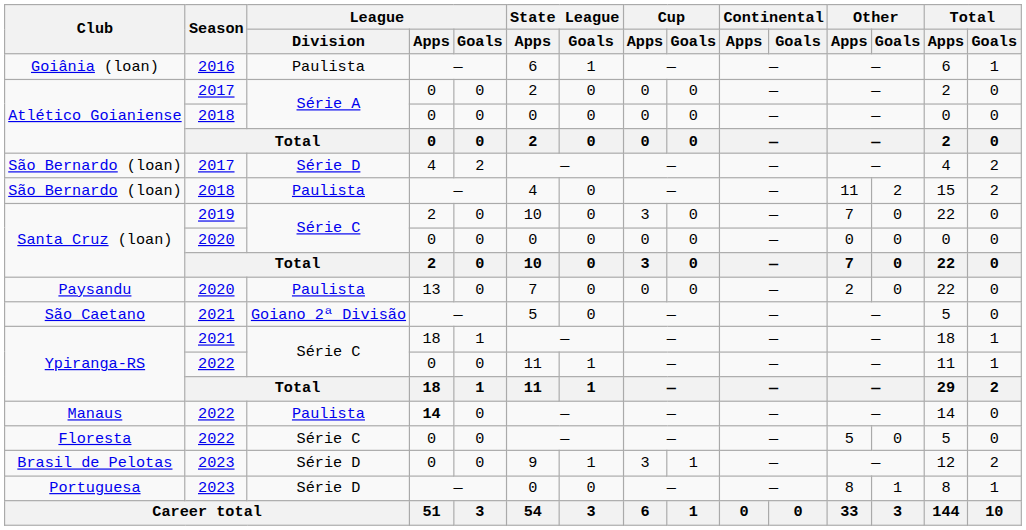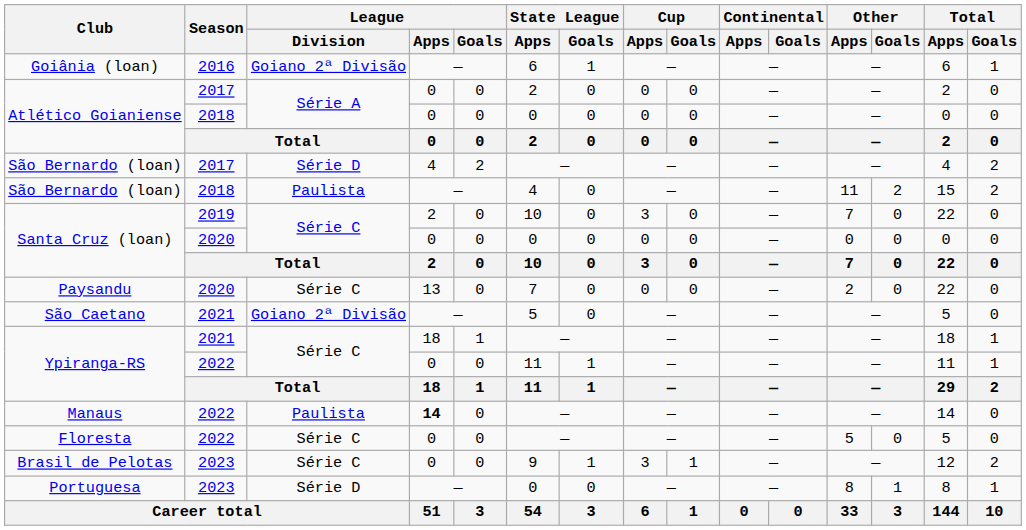(328, 67) Paulista -> (328, 67) Goiano 2ª Divisão
(328, 290) Paulista -> (328, 290) Série C
(328, 463) Série D -> (328, 463) Série C
